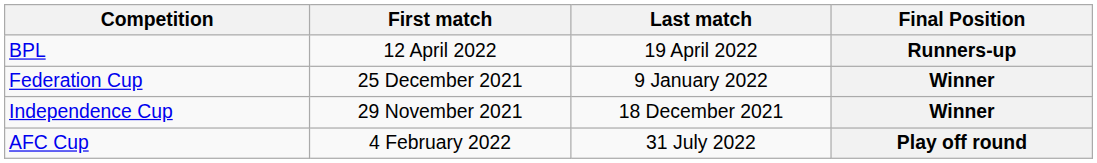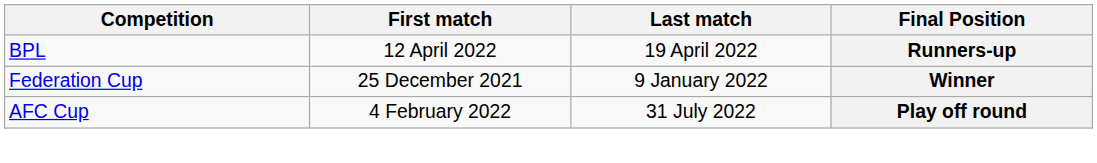- row: (91, 111)
